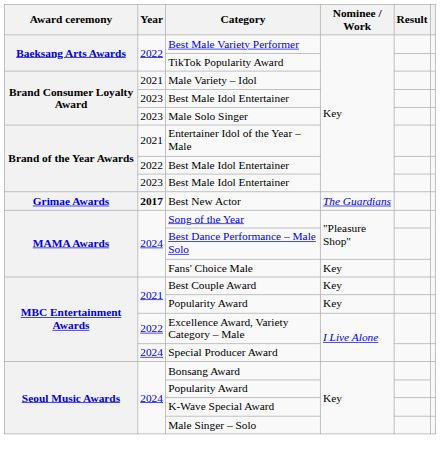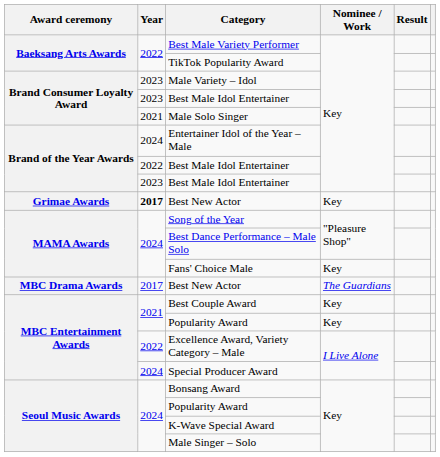(152, 80) 2021 -> (152, 80) 2023
(152, 116) 2023 -> (152, 116) 2021
(152, 140) 2021 -> (152, 140) 2024
(357, 201) The Guardians -> (332, 201) Key
+ row: (71, 286)
